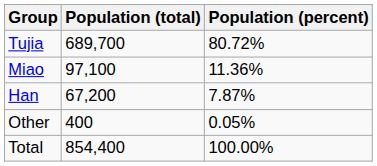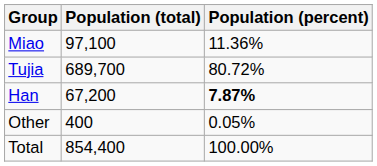rows swapped: (26, 43) <-> (26, 69)
(232, 95) normal -> (232, 95) bold
